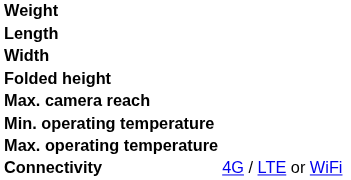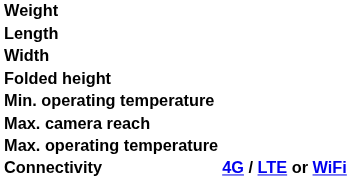rows swapped: (77, 100) <-> (109, 123)
(282, 168) normal -> (285, 168) bold
